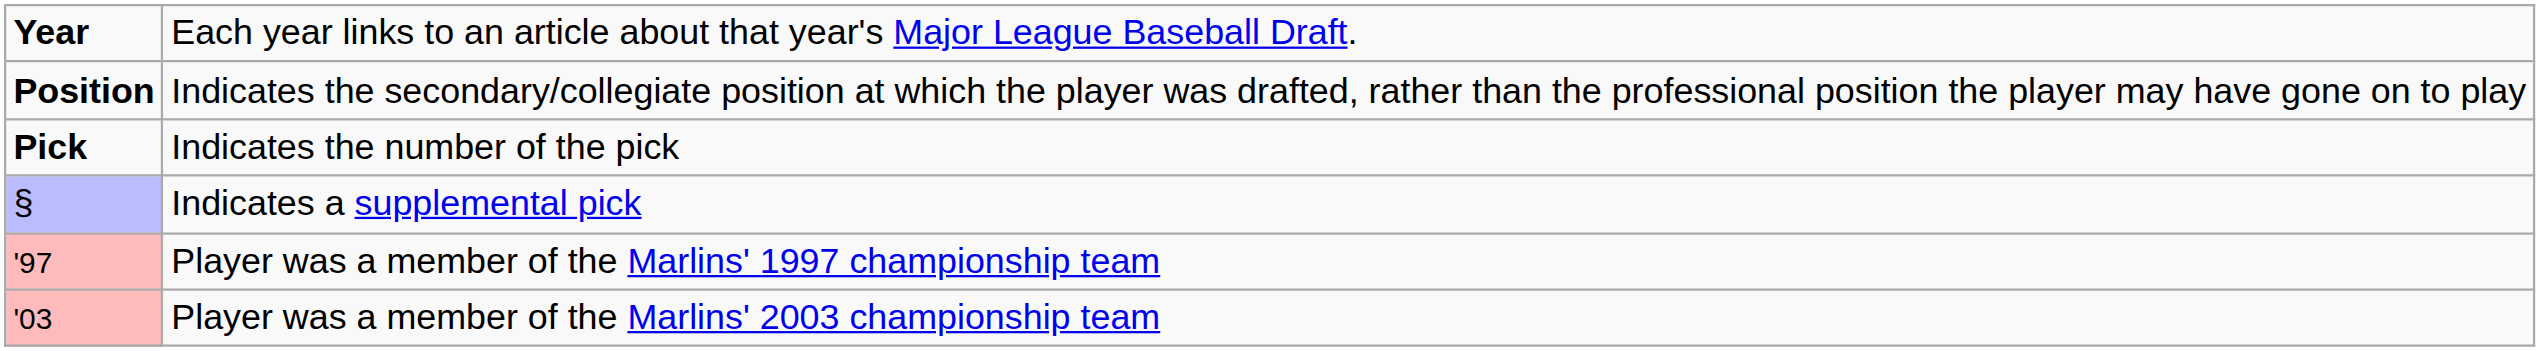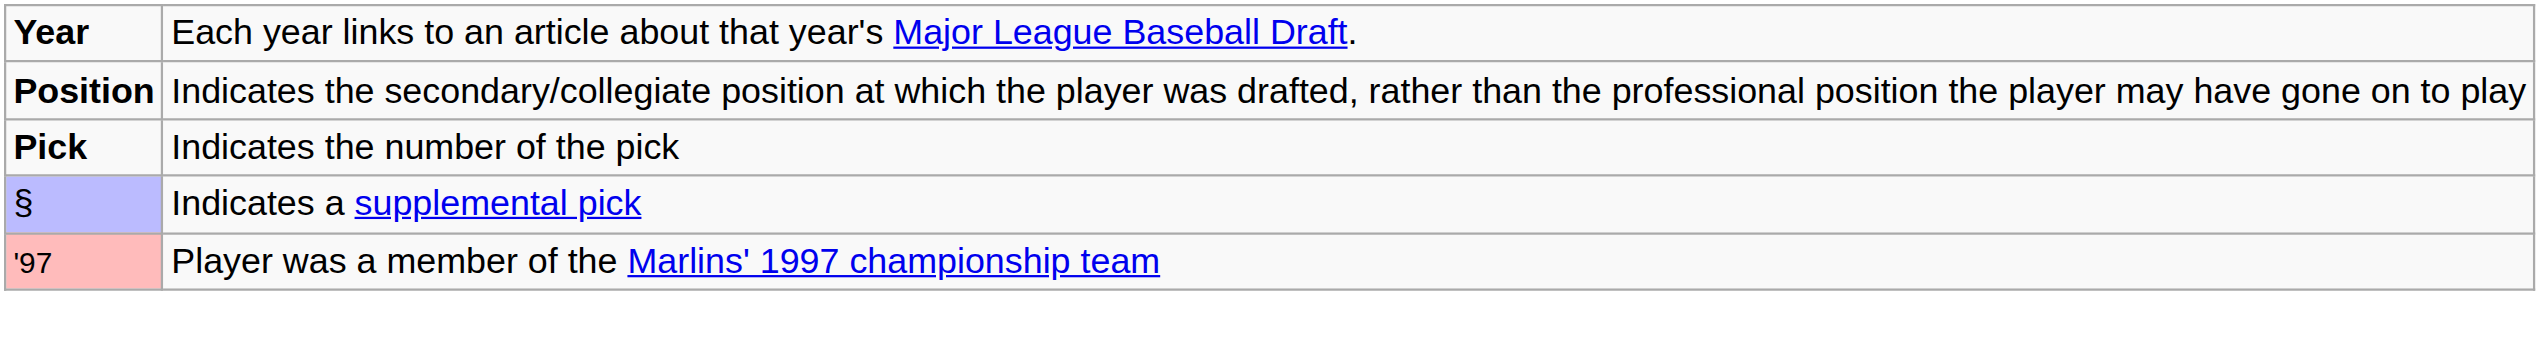- row: (666, 317)
